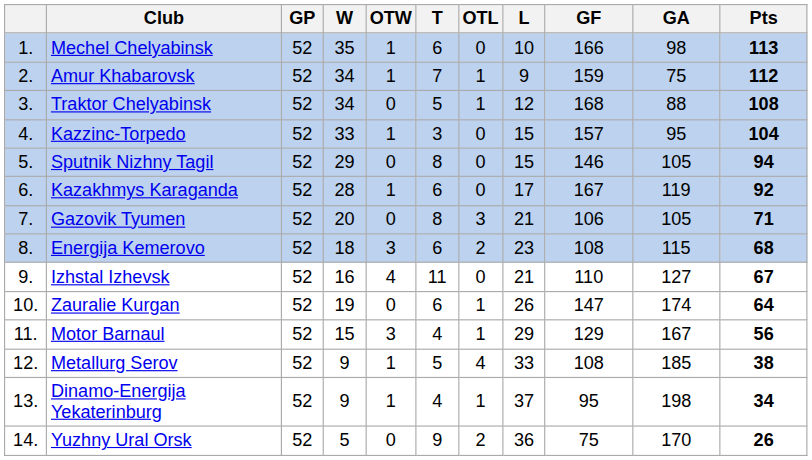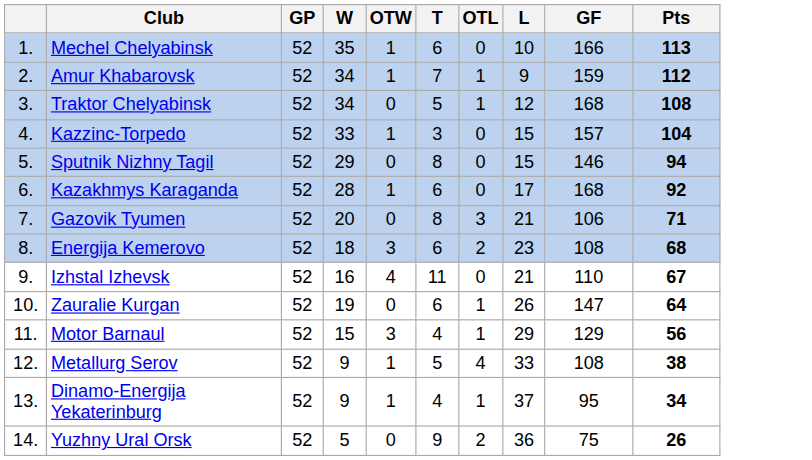- column: (676, 18)
(589, 190) 167 -> (589, 190) 168
